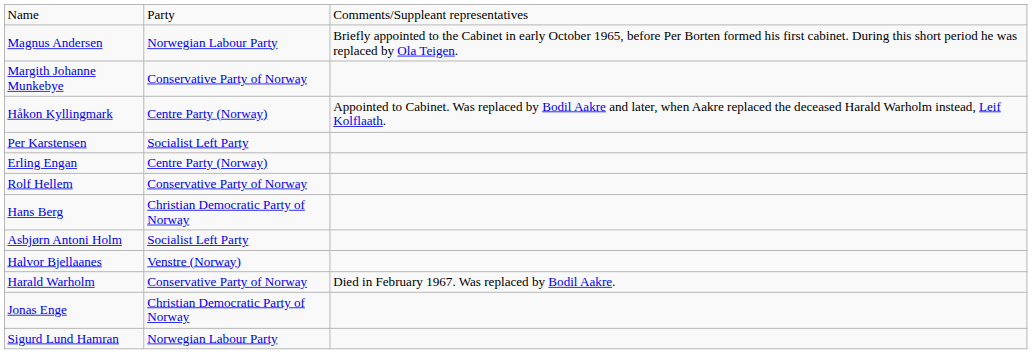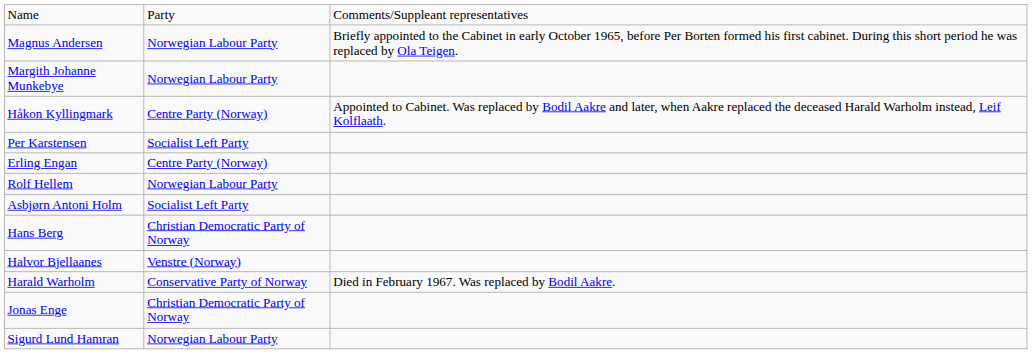(227, 78) Conservative Party of Norway -> (212, 78) Norwegian Labour Party
(227, 184) Conservative Party of Norway -> (212, 184) Norwegian Labour Party
rows swapped: (35, 212) <-> (65, 240)
